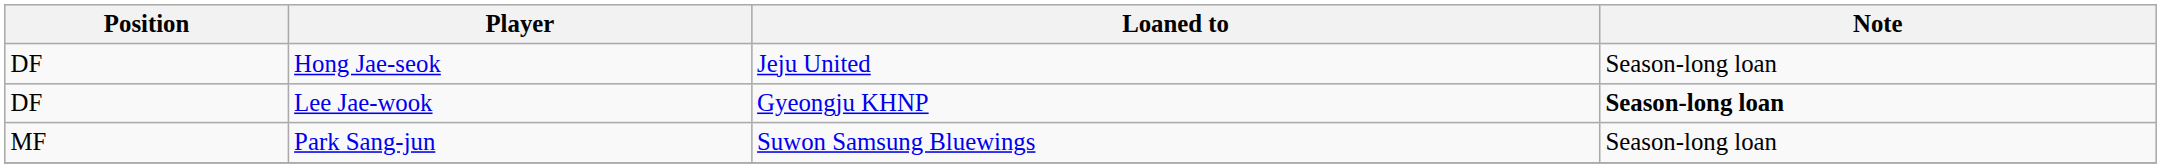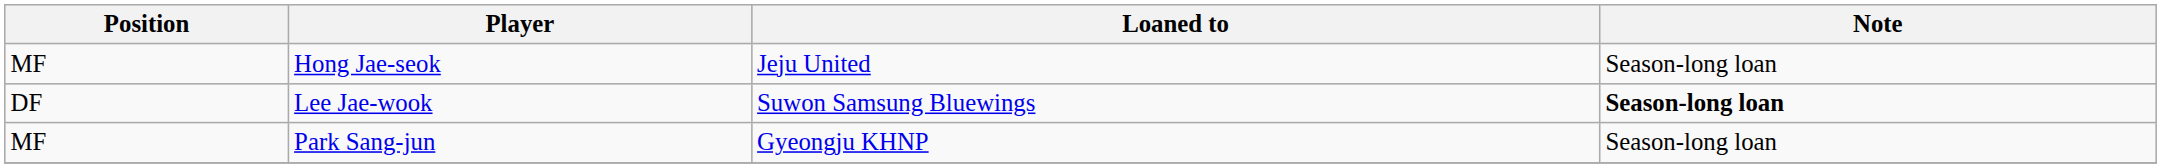(26, 63) DF -> (28, 63) MF
(843, 102) Gyeongju KHNP -> (896, 102) Suwon Samsung Bluewings
(896, 142) Suwon Samsung Bluewings -> (843, 142) Gyeongju KHNP
